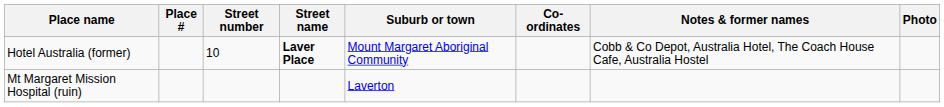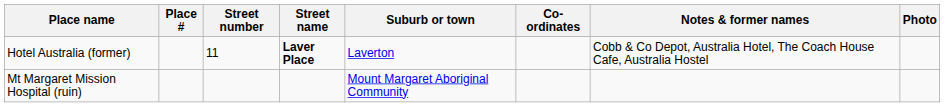(213, 53) 10 -> (212, 53) 11
(418, 53) Mount Margaret Aboriginal Community -> (371, 53) Laverton
(371, 85) Laverton -> (418, 85) Mount Margaret Aboriginal Community
